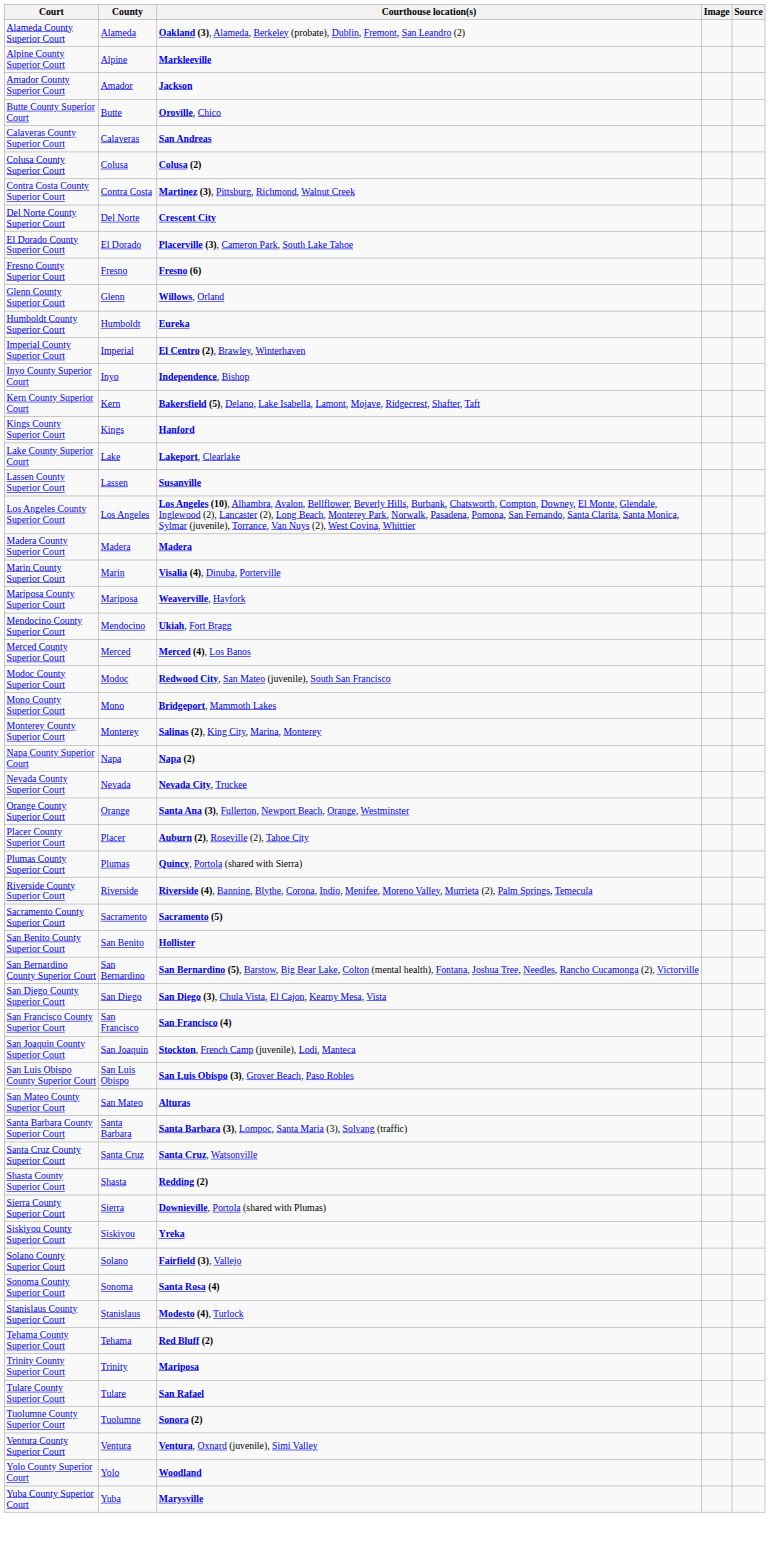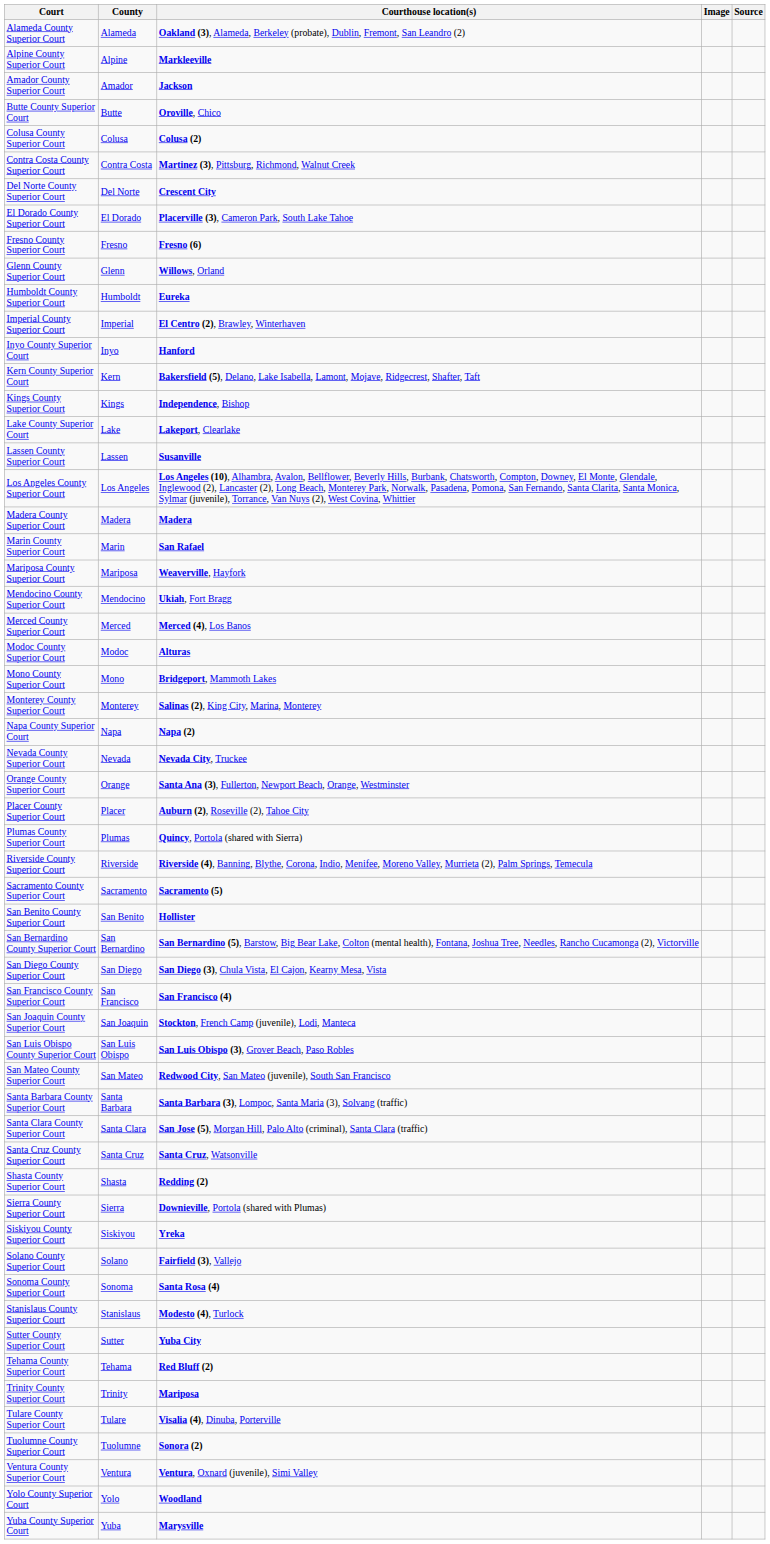- row: (41, 139)
(204, 377) Independence, Bishop -> (177, 350) Hanford
(177, 430) Hanford -> (204, 403) Independence, Bishop
(220, 573) Visalia (4), Dinuba, Porterville -> (181, 546) San Rafael
(275, 679) Redwood City, San Mateo (juvenile), South San Francisco -> (175, 652) Alturas
(175, 1102) Alturas -> (275, 1076) Redwood City, San Mateo (juvenile), South San Francisco
+ row: (45, 1128)
+ row: (36, 1340)
(181, 1393) San Rafael -> (220, 1420) Visalia (4), Dinuba, Porterville
